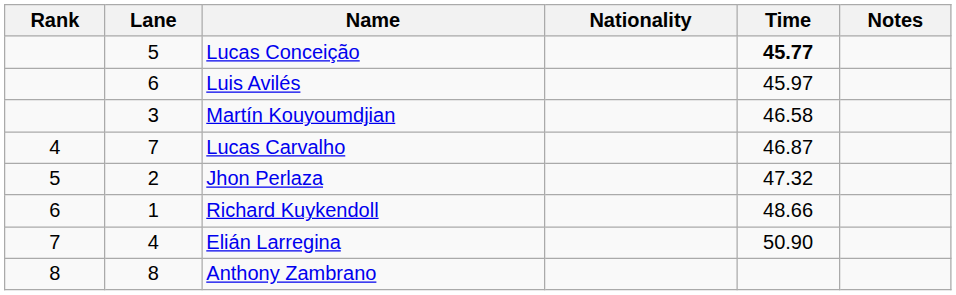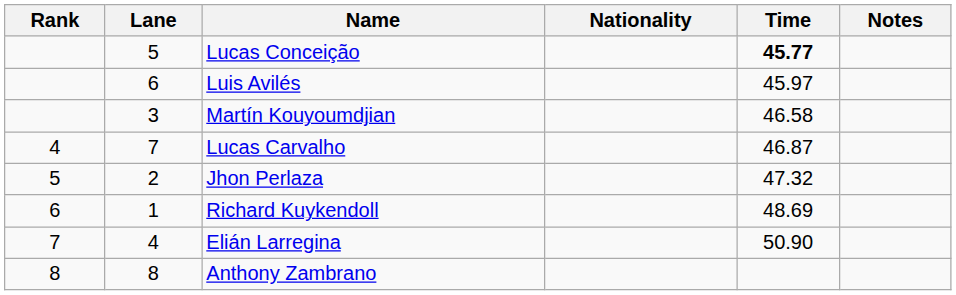(788, 210) 48.66 -> (788, 210) 48.69
